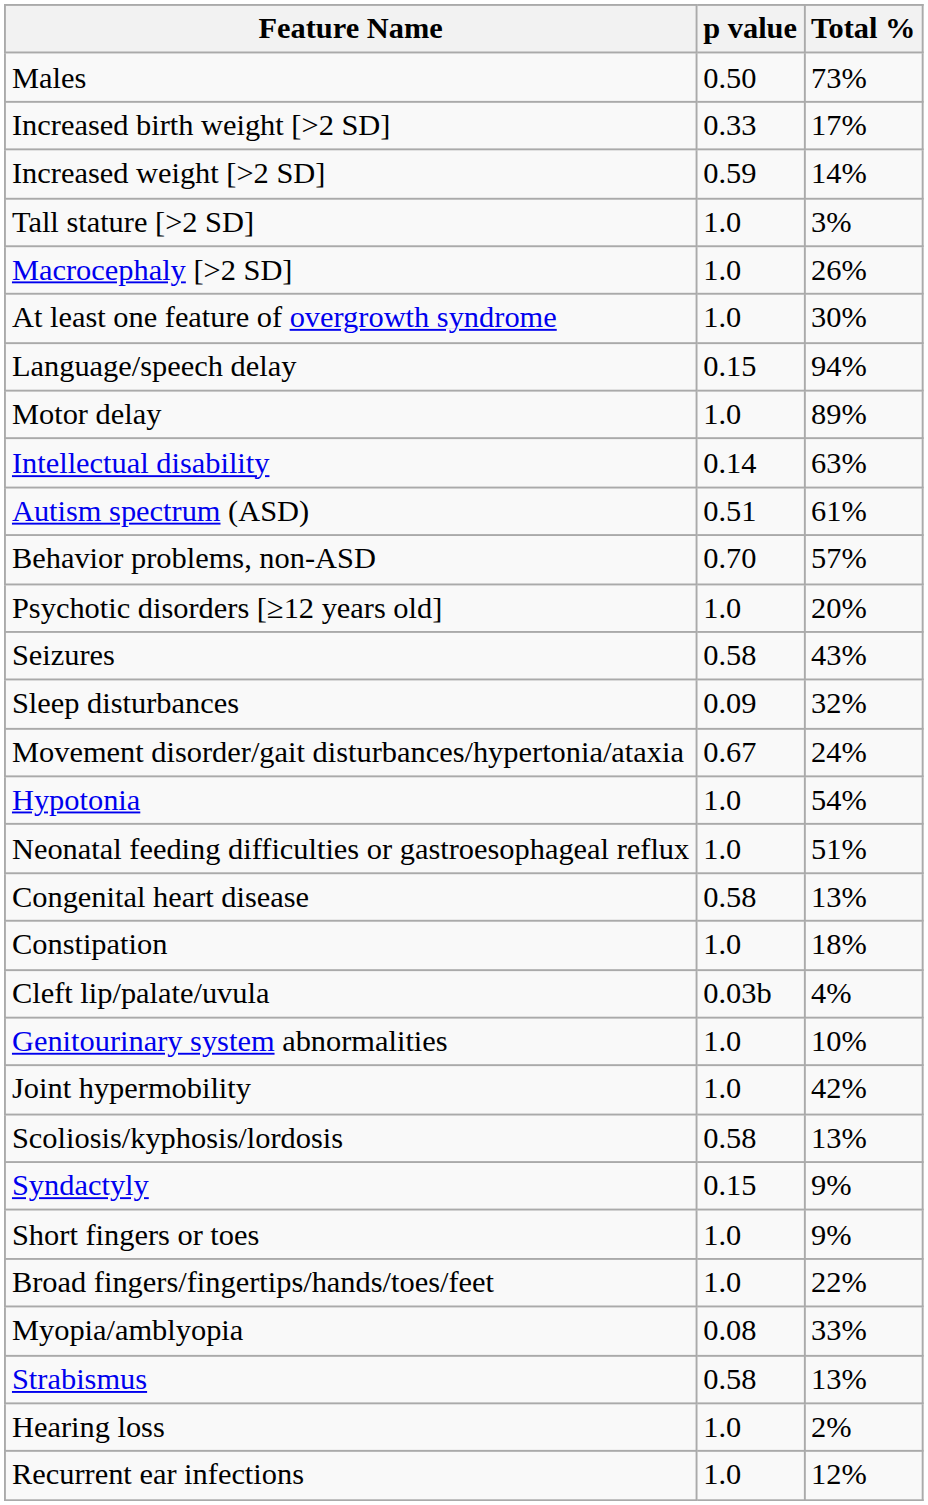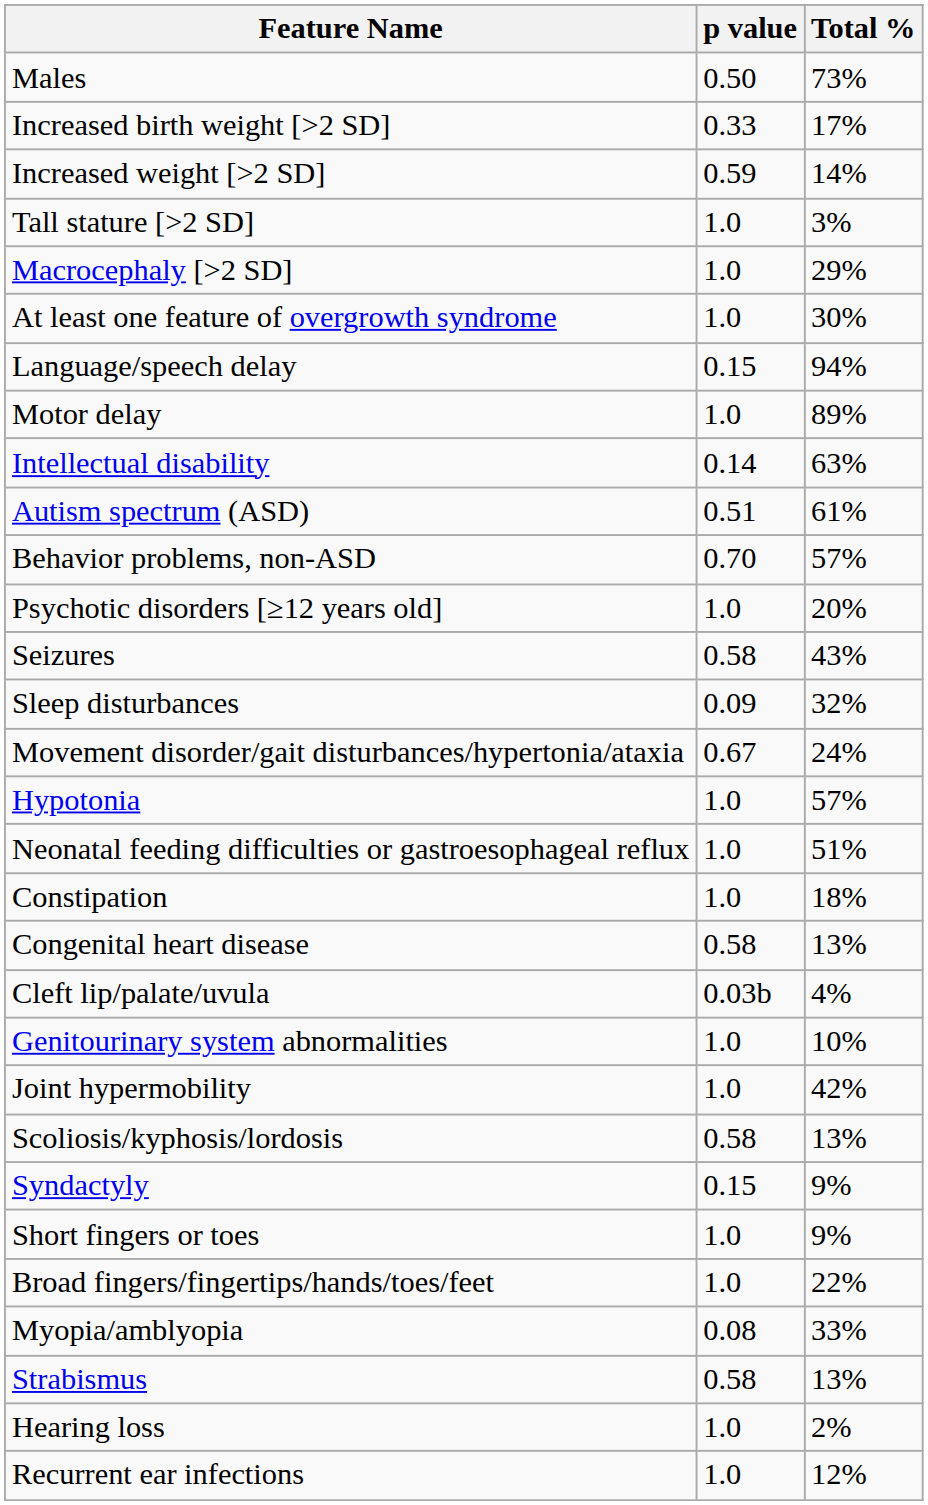(839, 269) 26% -> (839, 269) 29%
(839, 800) 54% -> (839, 800) 57%
rows swapped: (90, 944) <-> (161, 896)
